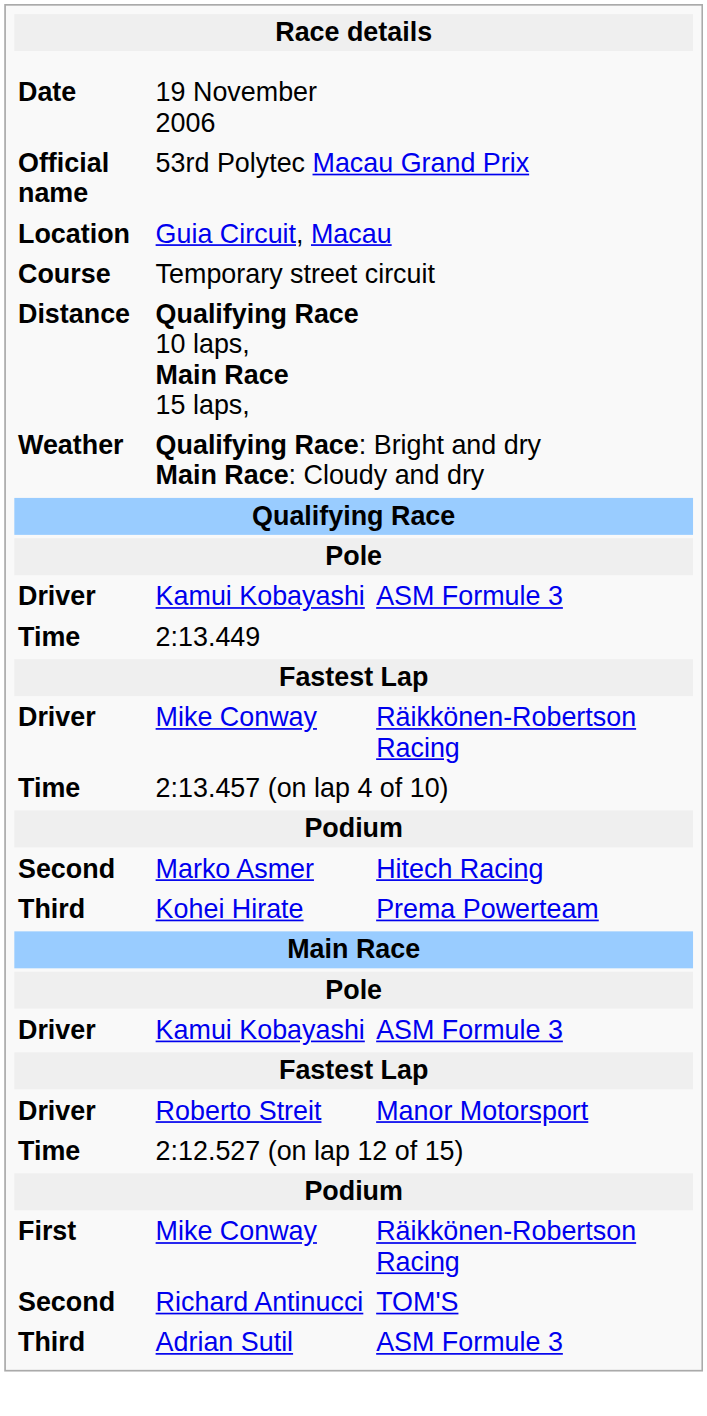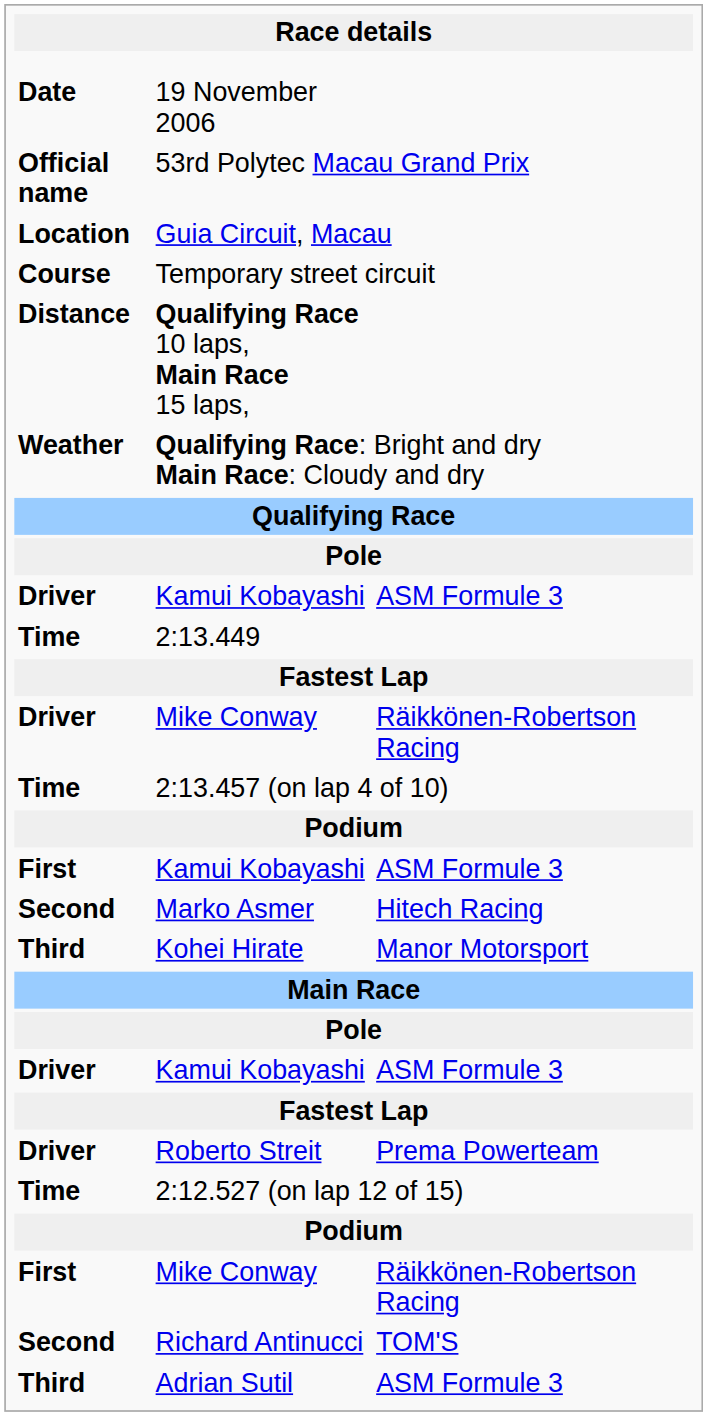+ row: (47, 869)
(487, 909) Prema Powerteam -> (482, 949) Manor Motorsport
(482, 1111) Manor Motorsport -> (487, 1151) Prema Powerteam
